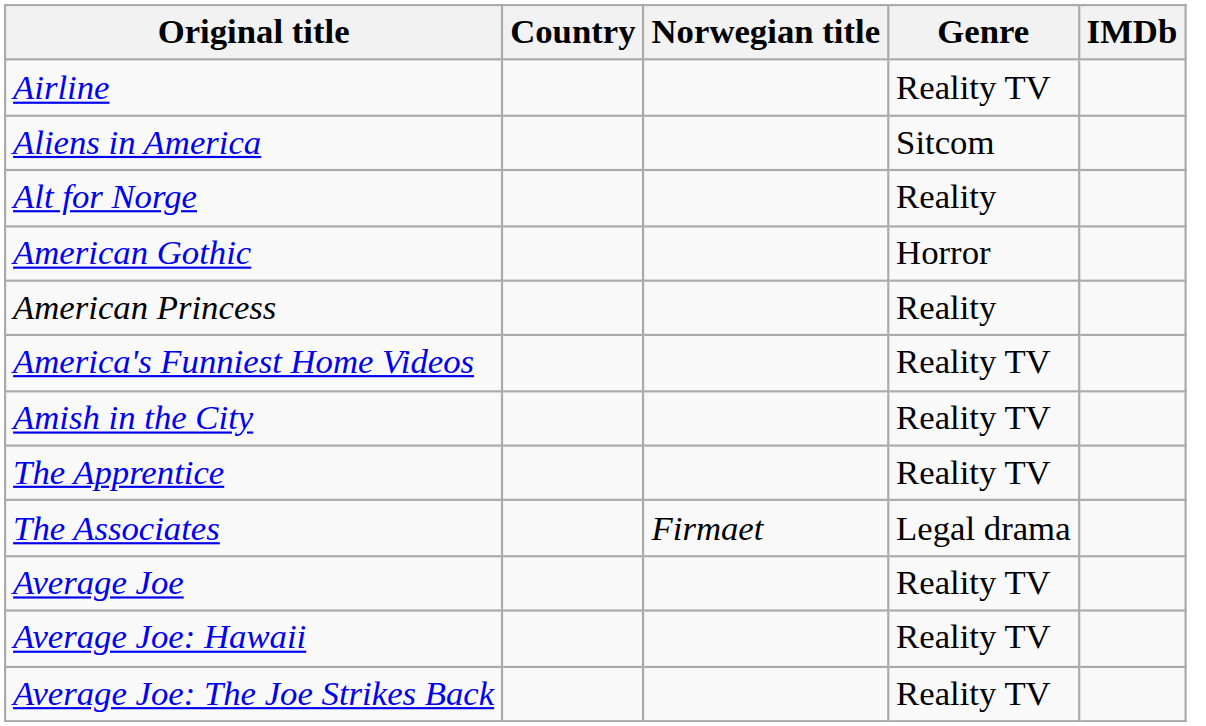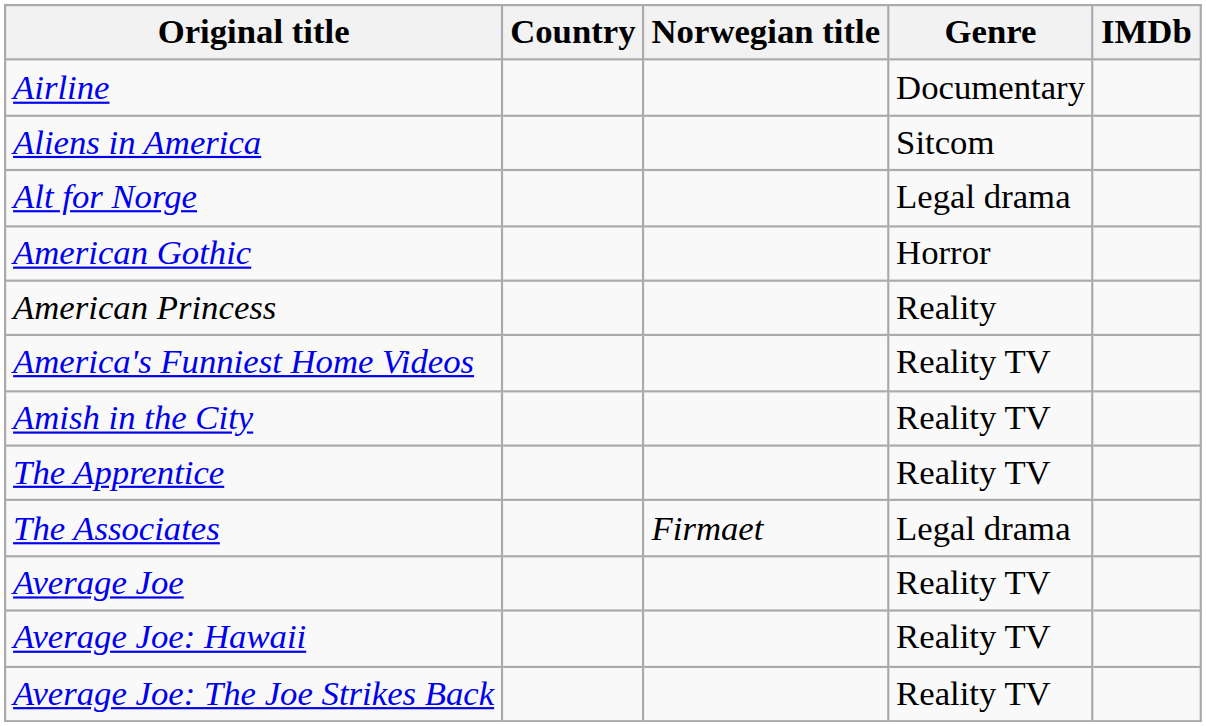(973, 87) Reality TV -> (991, 87) Documentary
(946, 197) Reality -> (983, 197) Legal drama
